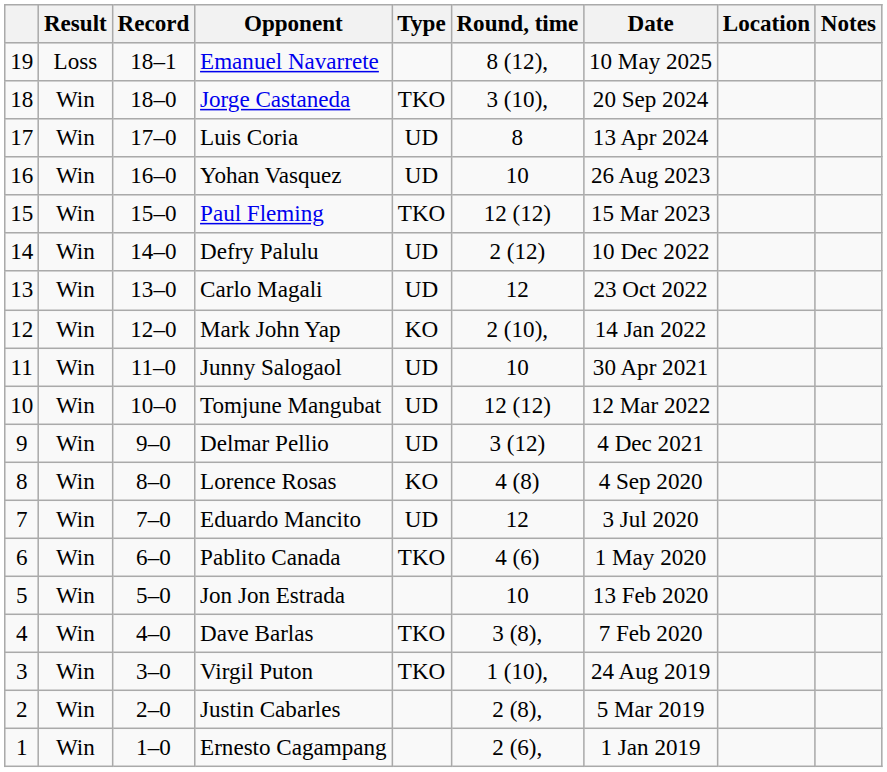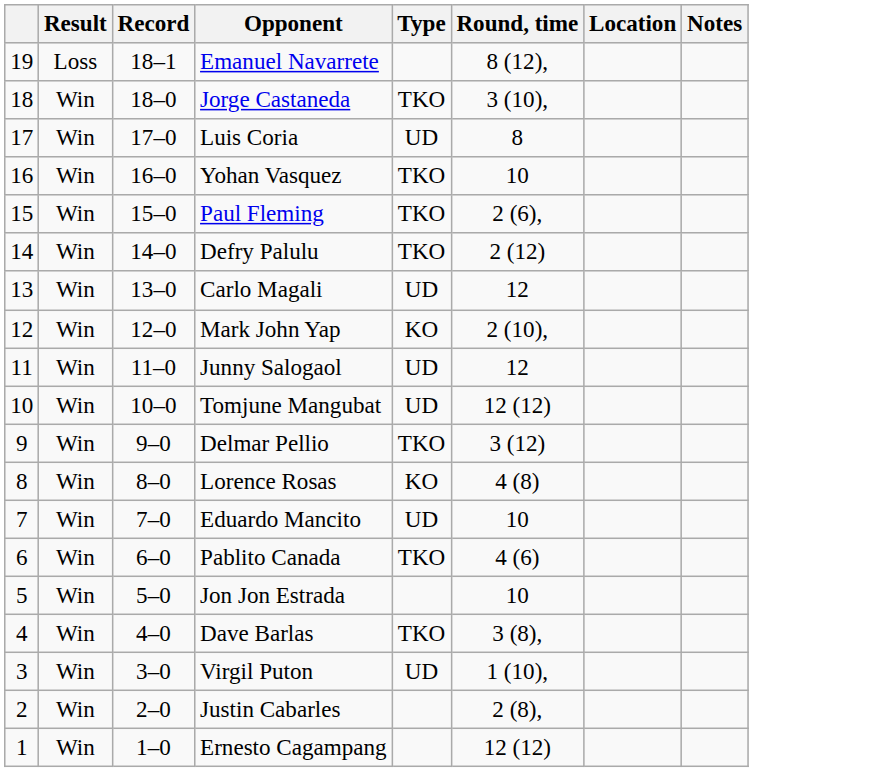- column: (651, 23)
(422, 176) UD -> (422, 176) TKO
(517, 214) 12 (12) -> (517, 214) 2 (6),
(422, 252) UD -> (422, 252) TKO
(517, 366) 10 -> (517, 366) 12
(422, 442) UD -> (422, 442) TKO
(517, 518) 12 -> (517, 518) 10
(422, 671) TKO -> (422, 671) UD
(517, 747) 2 (6), -> (517, 747) 12 (12)
